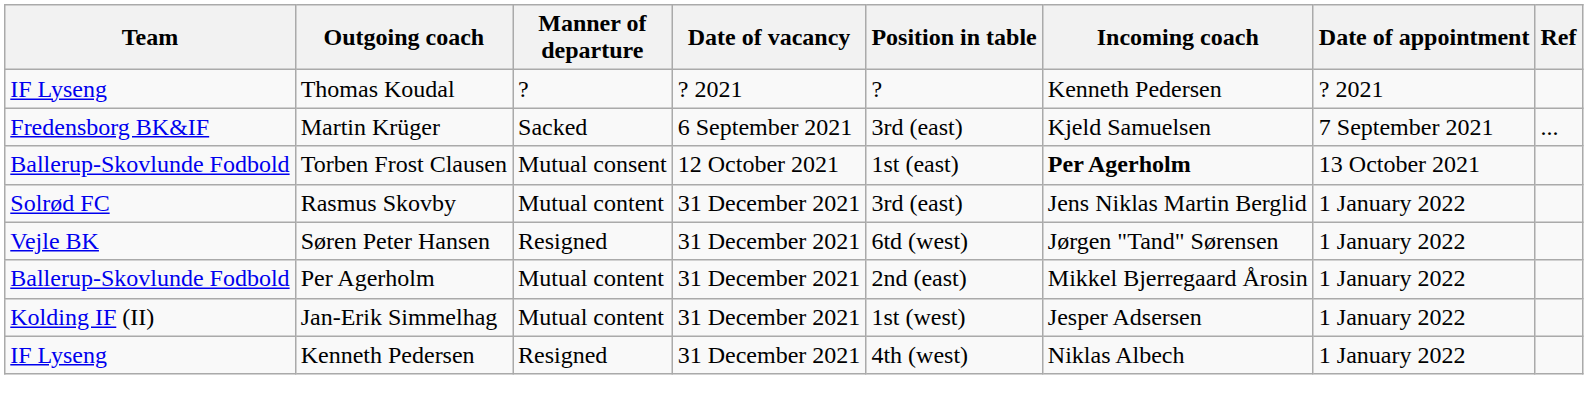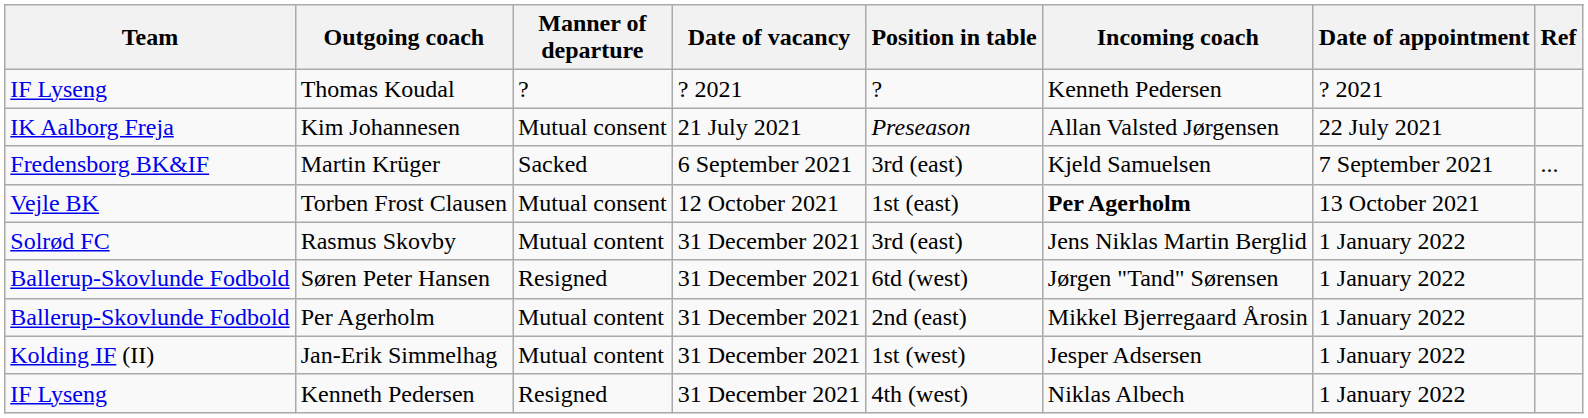+ row: (380, 126)
(150, 164) Ballerup-Skovlunde Fodbold -> (55, 202) Vejle BK
(55, 240) Vejle BK -> (150, 278) Ballerup-Skovlunde Fodbold
